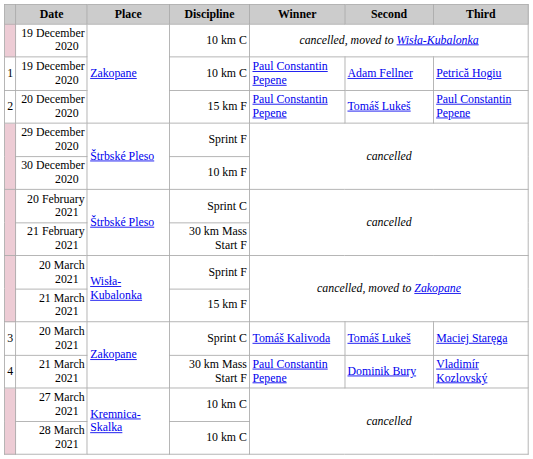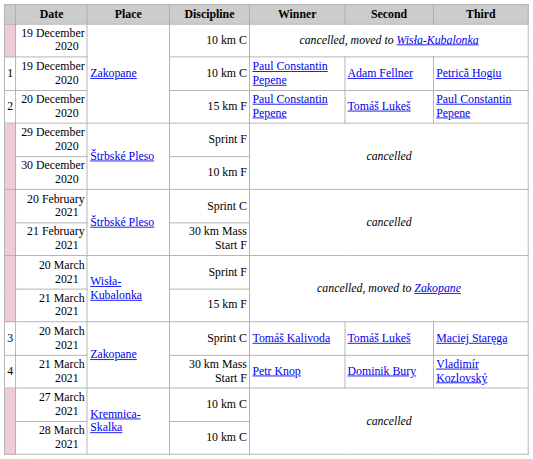(290, 371) Paul Constantin Pepene -> (277, 371) Petr Knop
